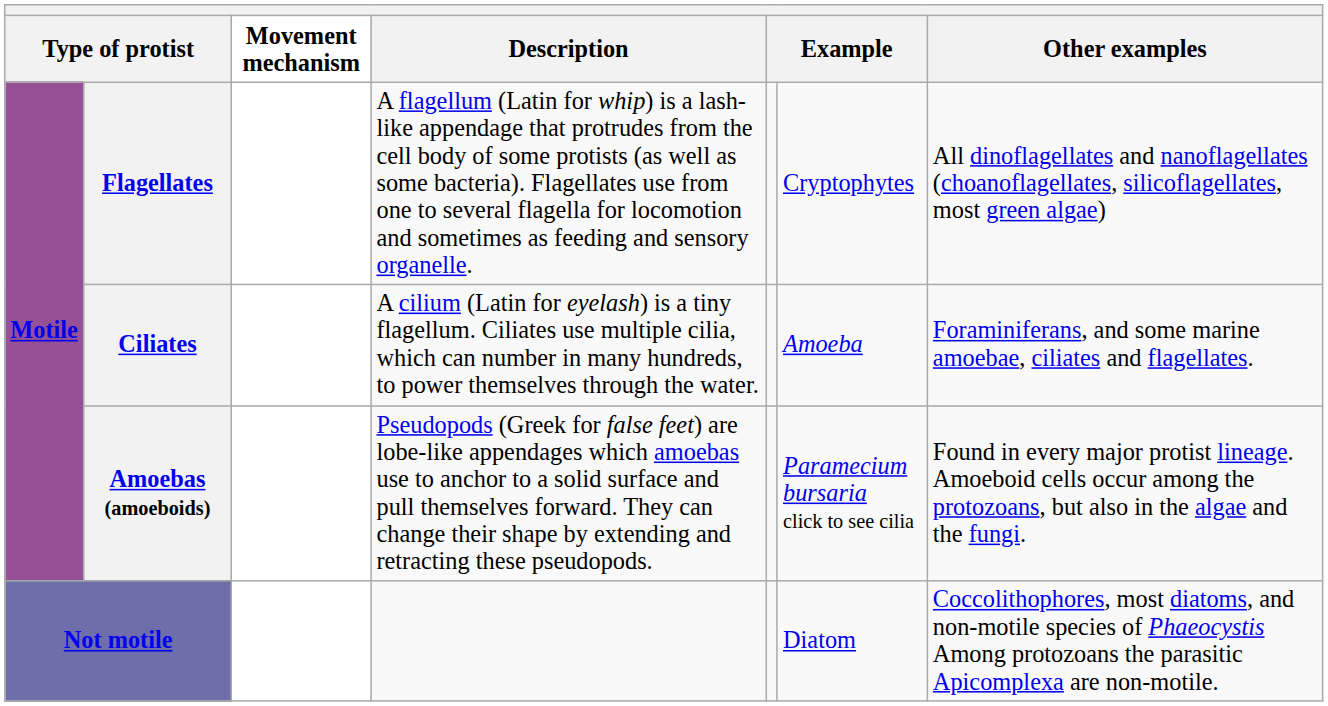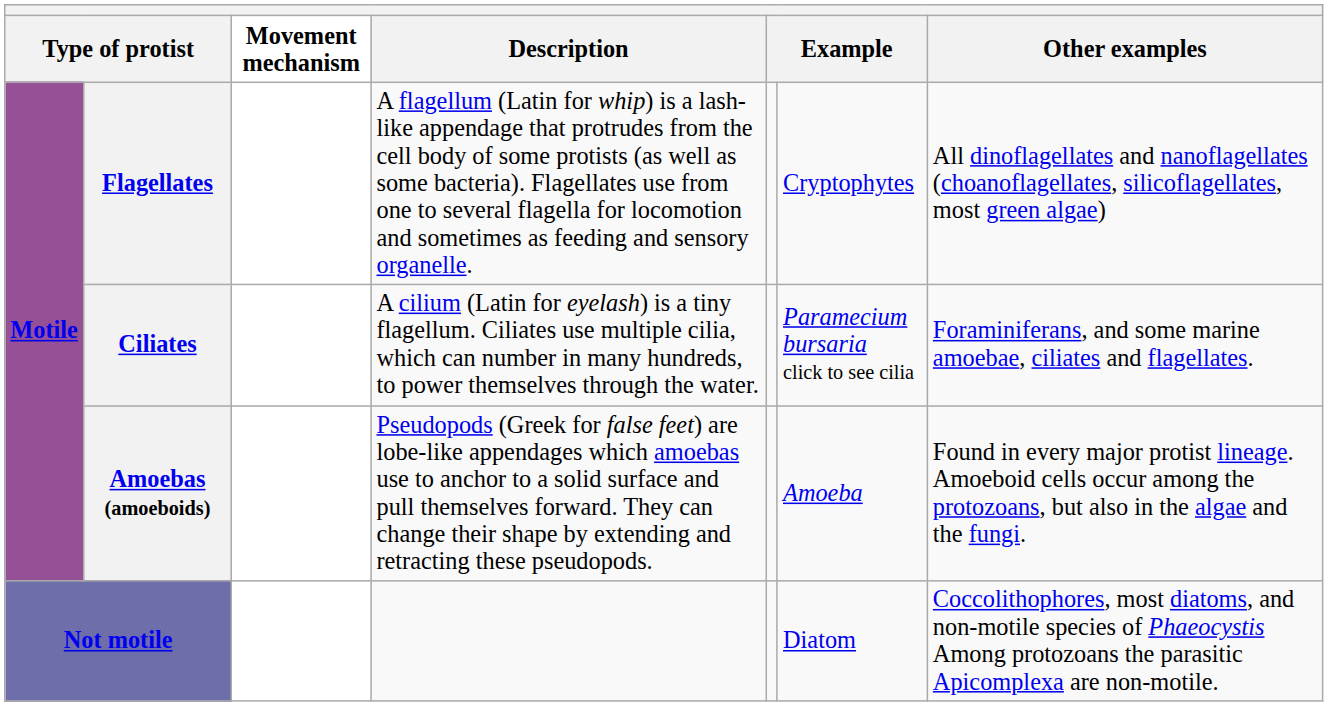(823, 344) Amoeba -> (849, 344) Paramecium bursaria click to see cilia
(849, 492) Paramecium bursaria click to see cilia -> (823, 492) Amoeba
